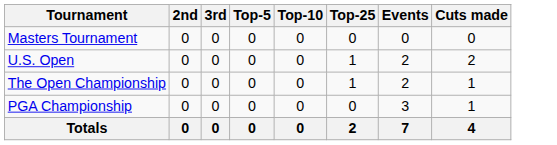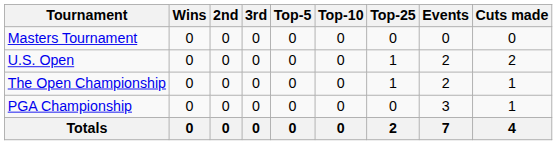+ column: (190, 15)
